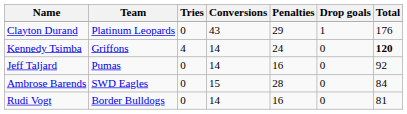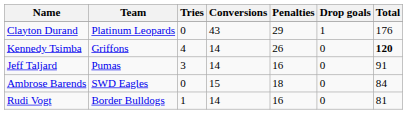(278, 48) 24 -> (278, 48) 26
(183, 65) 0 -> (183, 65) 3
(381, 65) 92 -> (381, 65) 91
(278, 83) 28 -> (278, 83) 18
(183, 100) 0 -> (183, 100) 1
